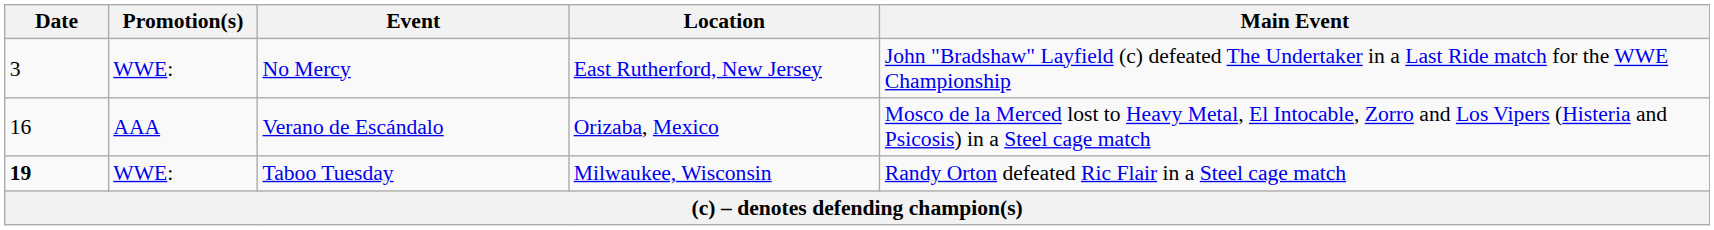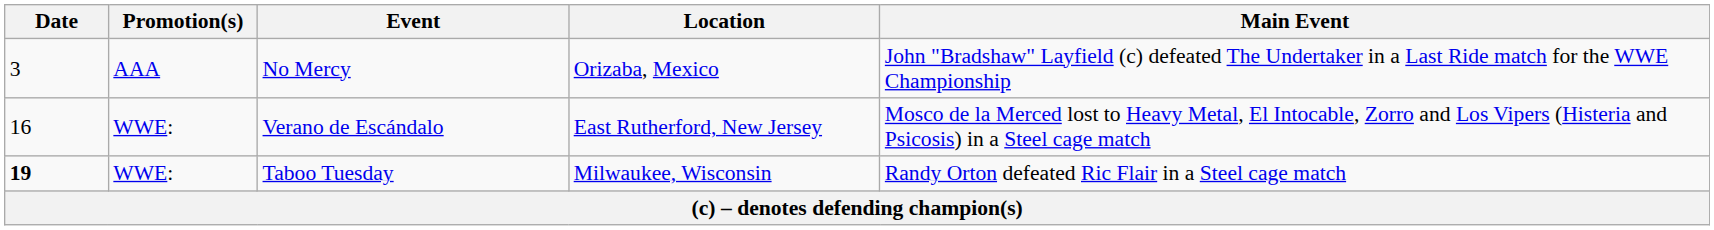(143, 68) WWE: -> (137, 68) AAA
(698, 68) East Rutherford, New Jersey -> (646, 68) Orizaba, Mexico
(137, 126) AAA -> (143, 126) WWE:
(646, 126) Orizaba, Mexico -> (698, 126) East Rutherford, New Jersey
